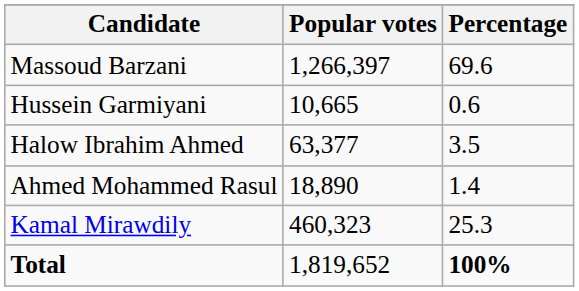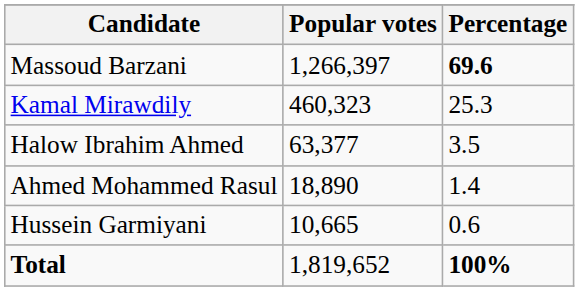(471, 64) normal -> (471, 64) bold
rows swapped: (101, 225) <-> (109, 104)
